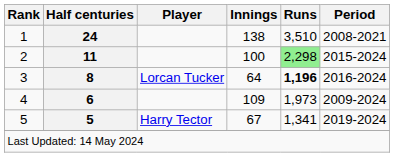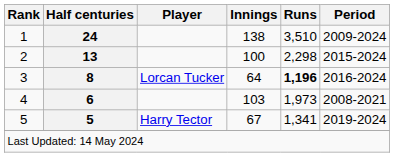(355, 36) 2008-2021 -> (355, 36) 2009-2024
(90, 57) 11 -> (90, 57) 13
(300, 57) lightgreen background -> (300, 57) no background
(254, 99) 109 -> (254, 99) 103
(355, 99) 2009-2024 -> (355, 99) 2008-2021
